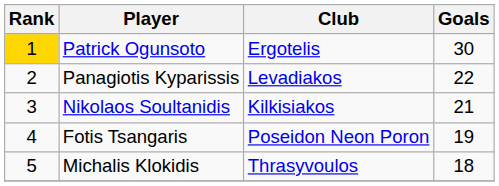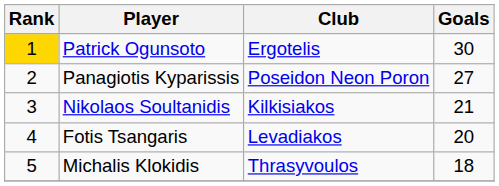(295, 78) Levadiakos -> (339, 78) Poseidon Neon Poron
(464, 78) 22 -> (464, 78) 27
(339, 136) Poseidon Neon Poron -> (295, 136) Levadiakos
(464, 136) 19 -> (464, 136) 20
